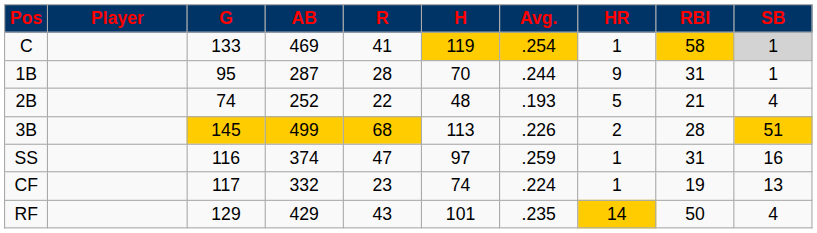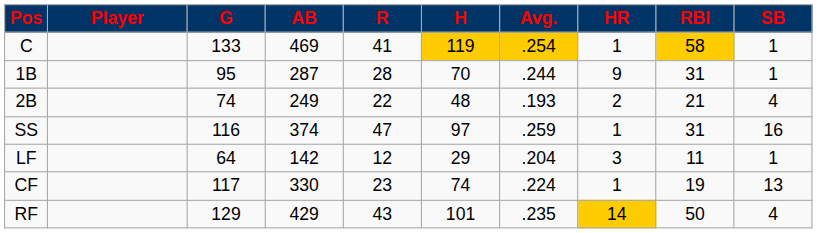(773, 46) lightgrey background -> (773, 46) no background
(304, 102) 252 -> (304, 102) 249
(617, 102) 5 -> (617, 102) 2
- row: (26, 130)
+ row: (26, 158)
(304, 185) 332 -> (304, 185) 330
